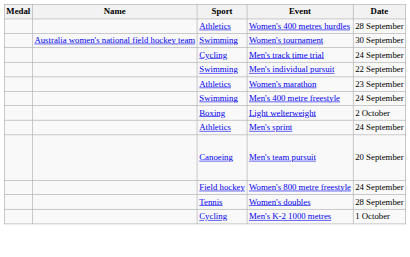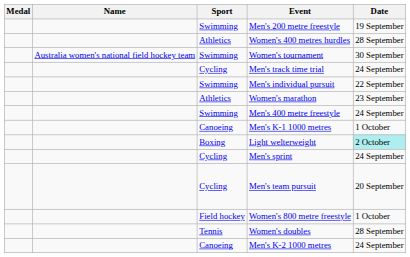+ row: (294, 26)
+ row: (290, 128)
(373, 113) no background -> (373, 142) paleturquoise background
(215, 128) Athletics -> (213, 157) Cycling
(216, 158) Canoeing -> (213, 187) Cycling
(379, 188) 24 September -> (373, 217) 1 October
(213, 217) Cycling -> (216, 246) Canoeing
(373, 217) 1 October -> (379, 246) 24 September
